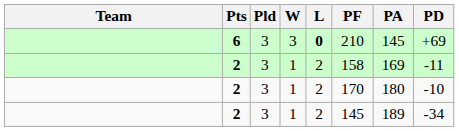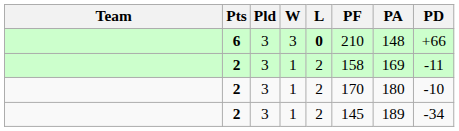(393, 41) 145 -> (393, 41) 148
(434, 41) +69 -> (434, 41) +66
